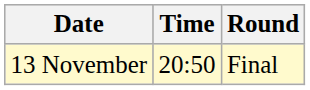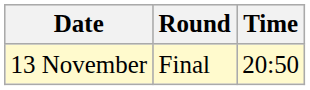columns swapped: (187, 24) <-> (263, 24)
